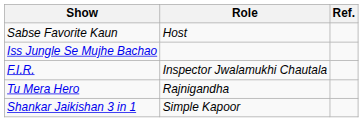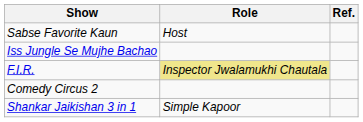(245, 70) no background -> (245, 70) khaki background
+ row: (52, 88)
- row: (43, 88)
